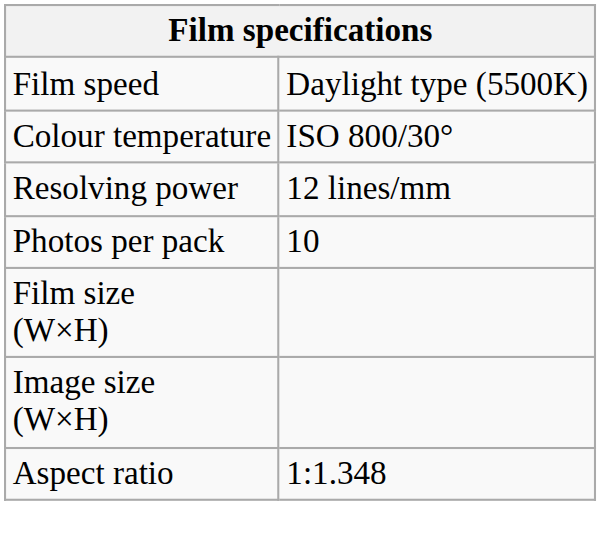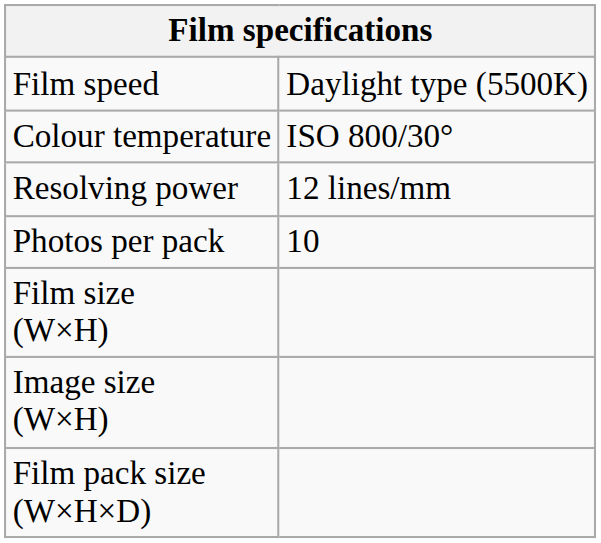- row: (93, 472)
+ row: (109, 491)
